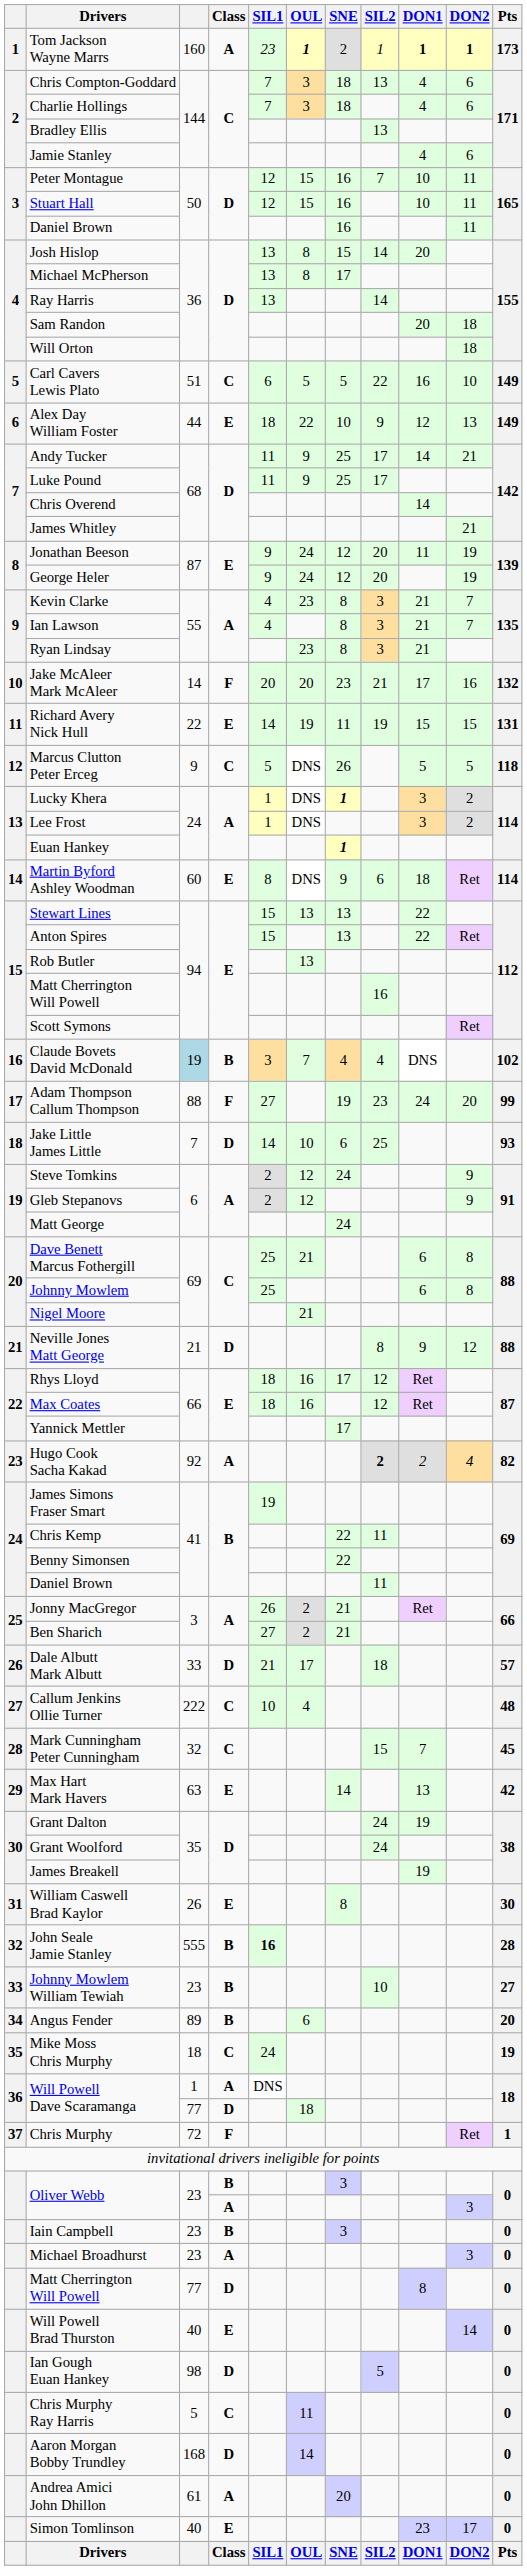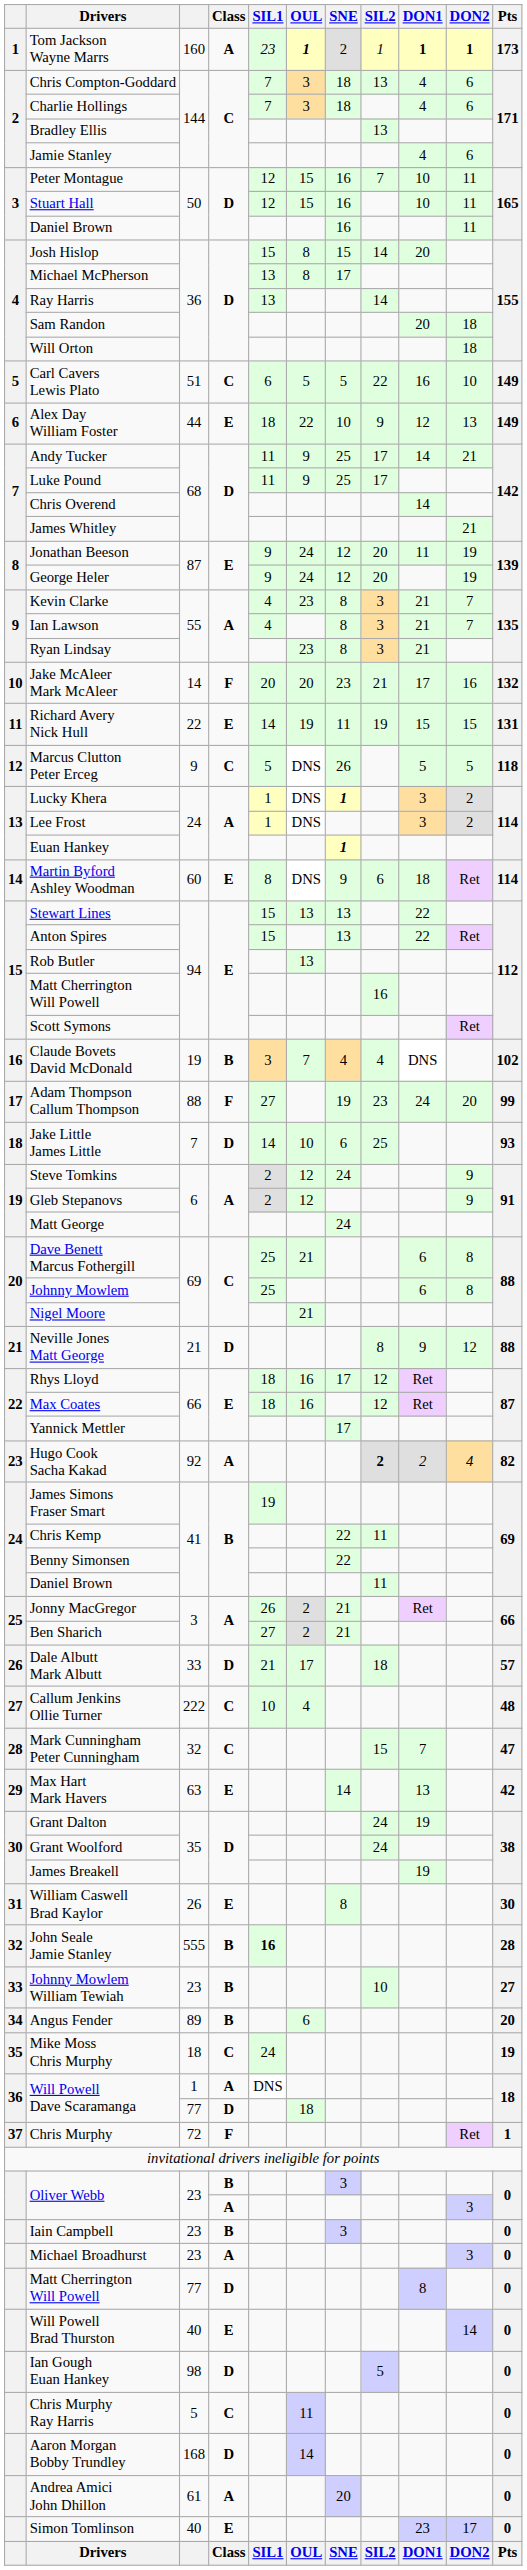(268, 251) 13 -> (268, 251) 15
(194, 1059) lightblue background -> (194, 1059) no background
(507, 1748) 45 -> (507, 1748) 47
